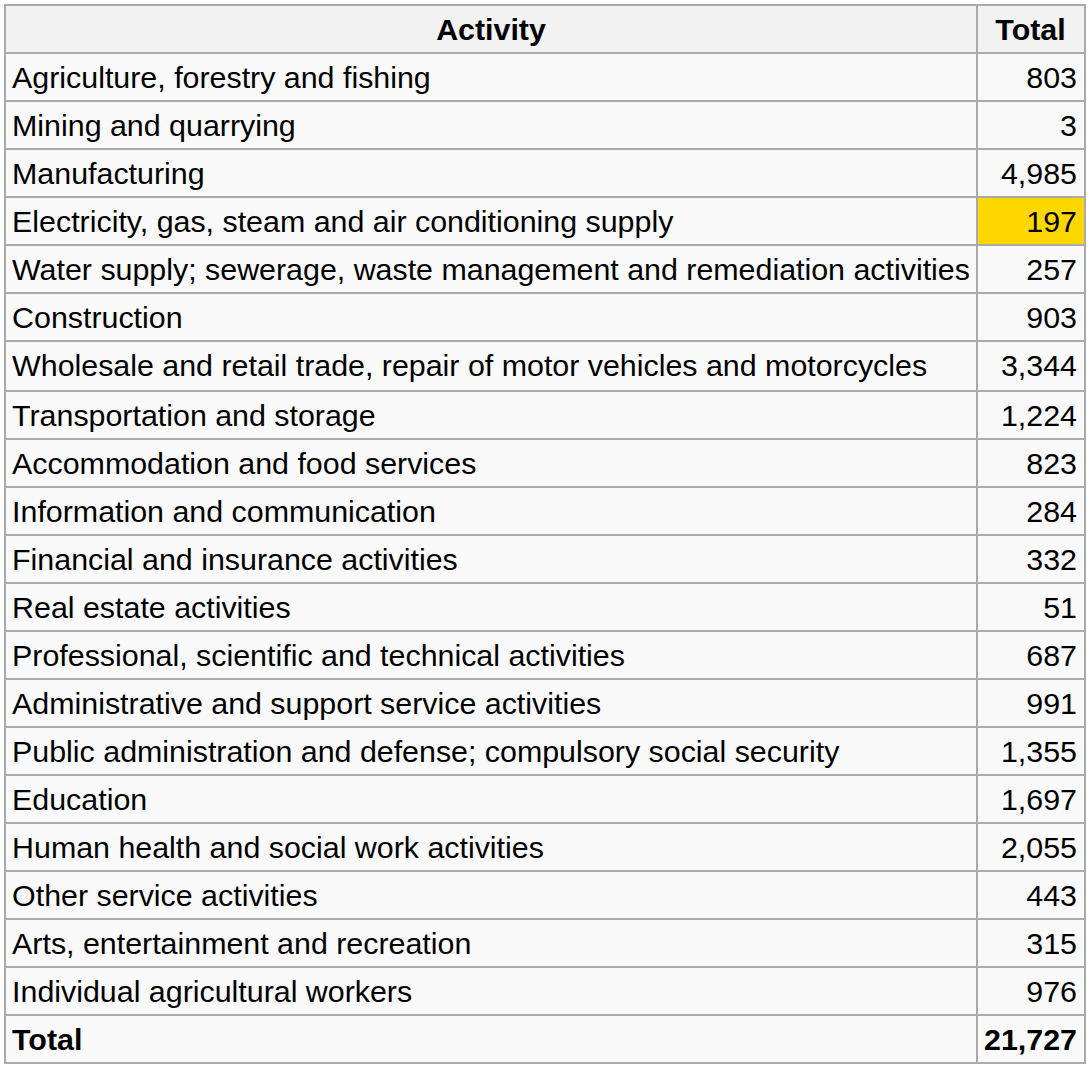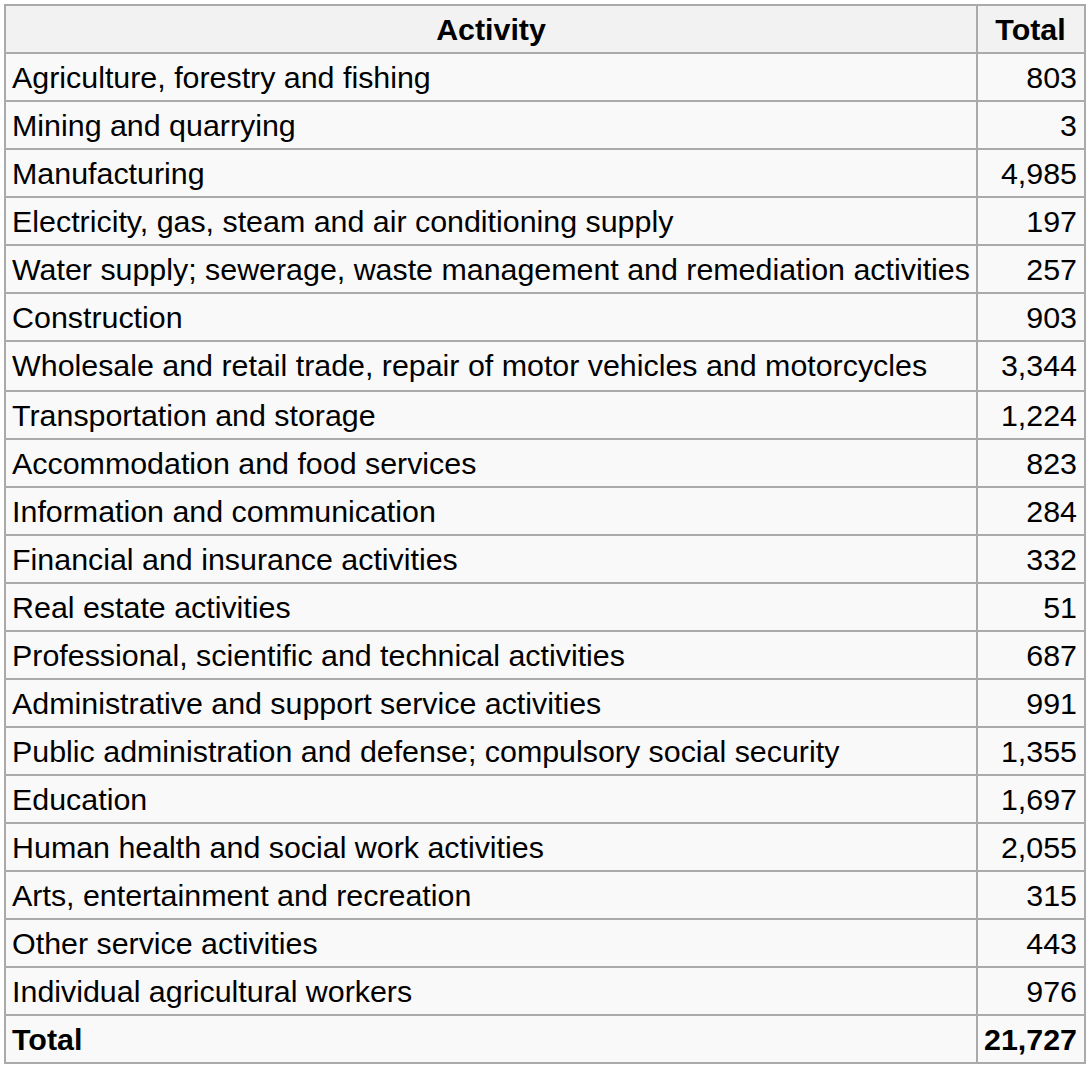(1052, 222) gold background -> (1052, 222) no background
rows swapped: (242, 944) <-> (165, 896)
